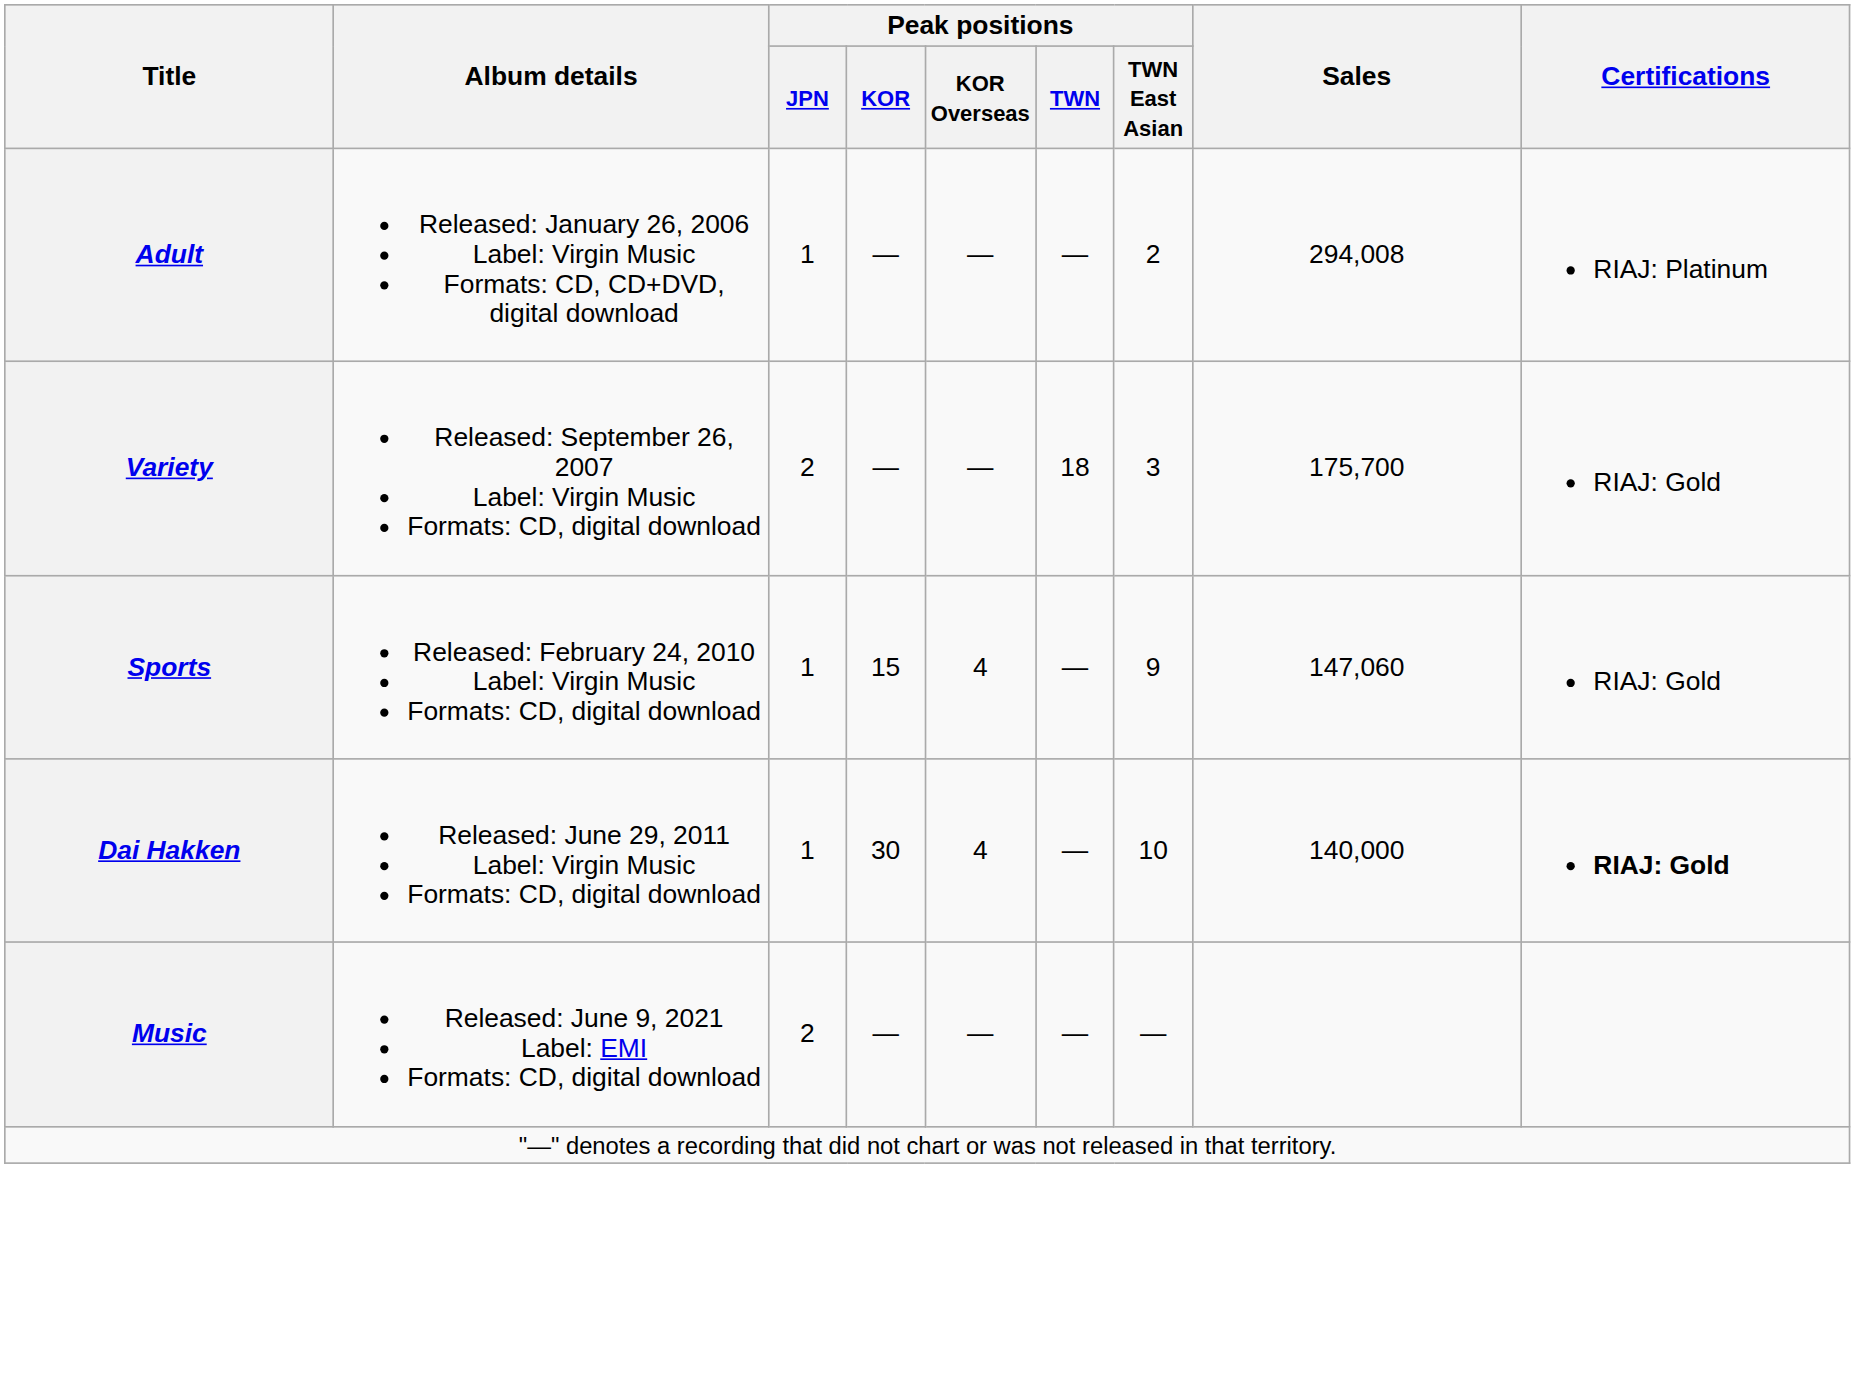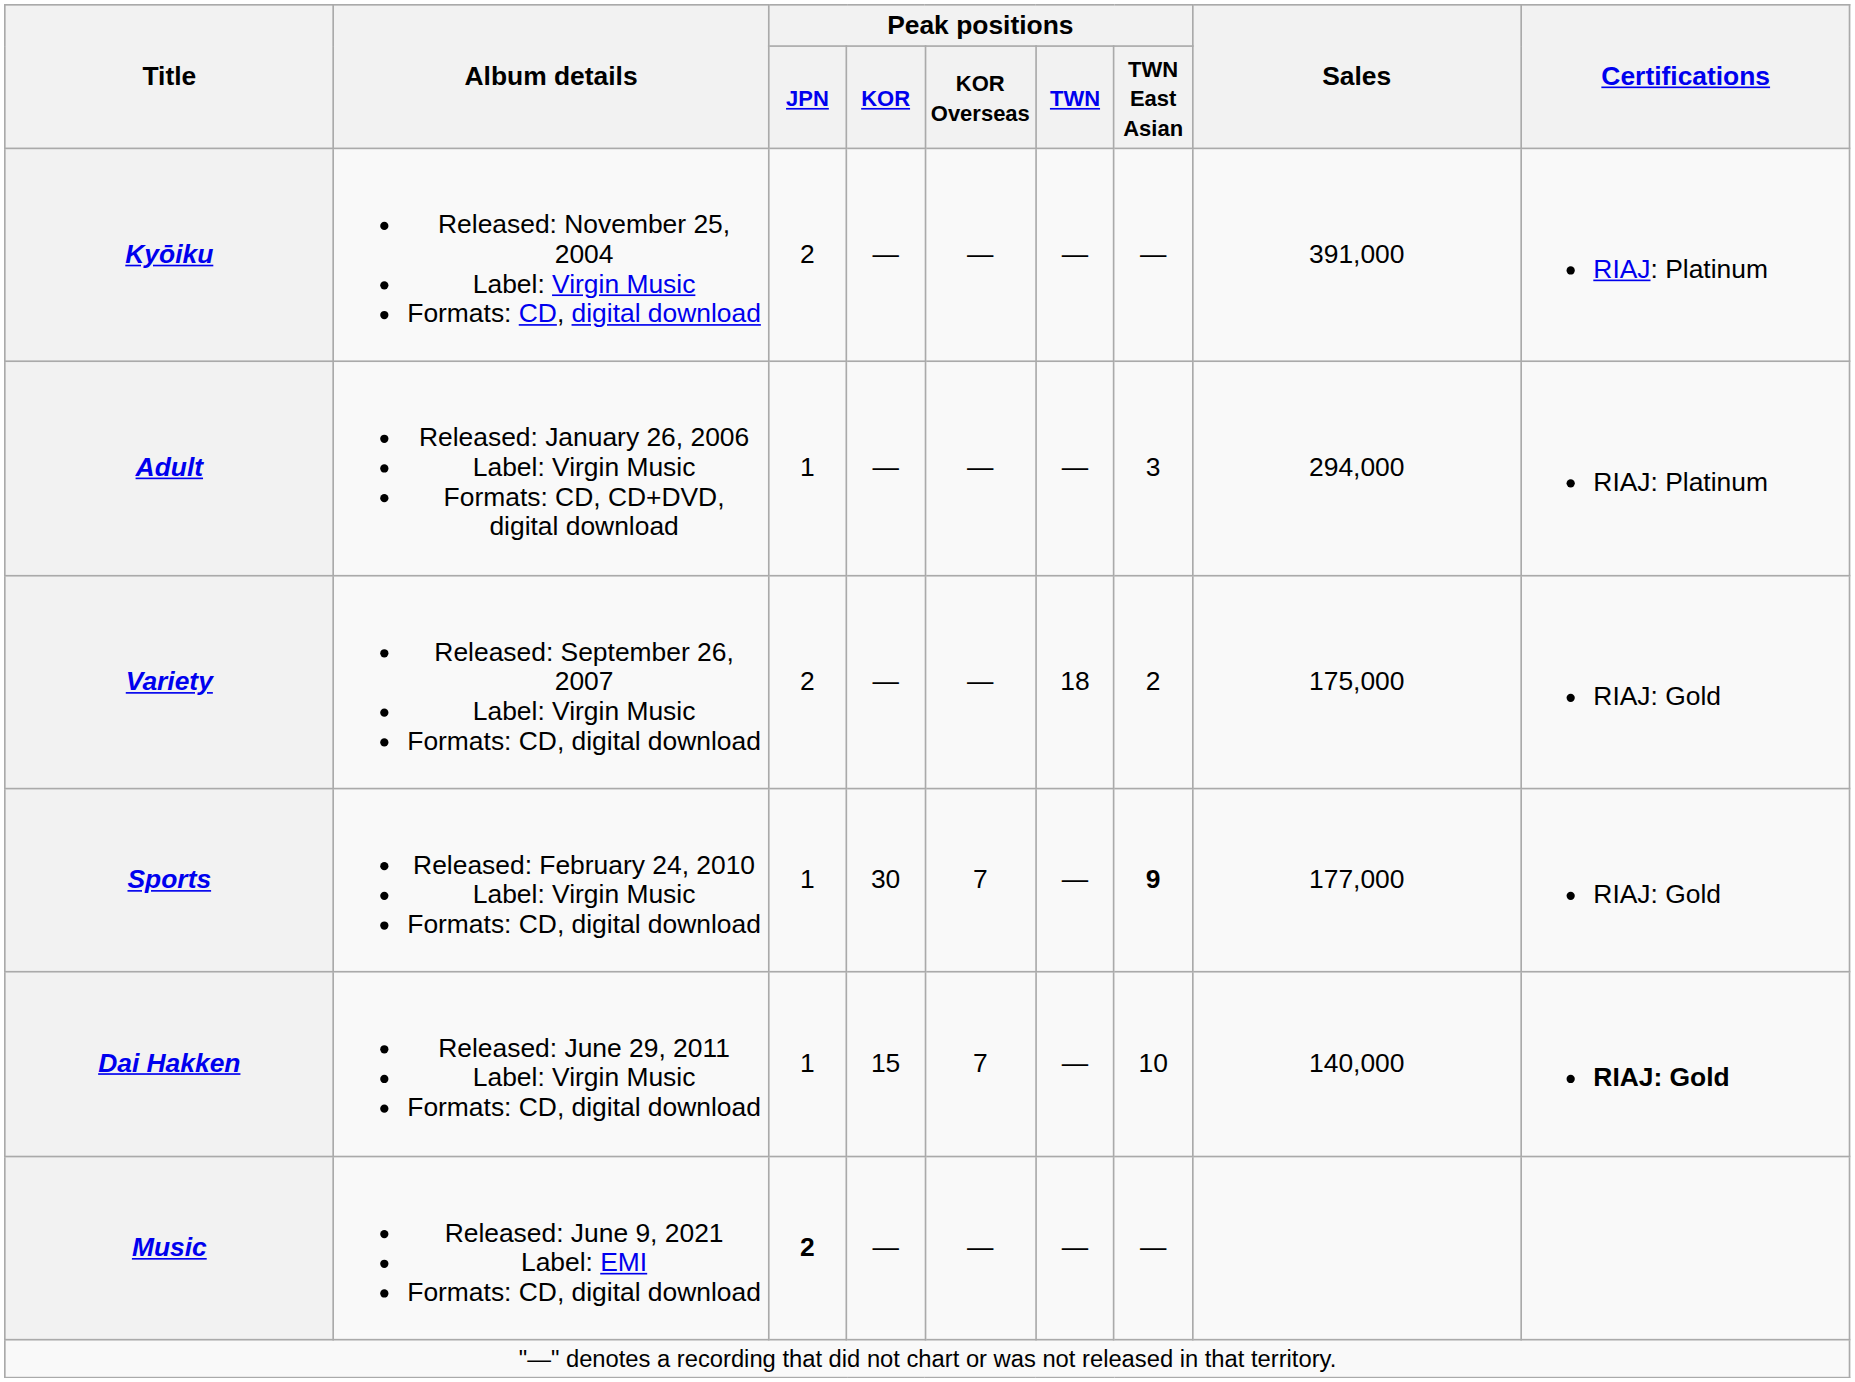+ row: (169, 254)
(1153, 254) 2 -> (1153, 467) 3
(1357, 254) 294,008 -> (1357, 467) 294,000
(1153, 467) 3 -> (1153, 681) 2
(1357, 467) 175,700 -> (1357, 681) 175,000
(886, 666) 15 -> (886, 879) 30
(980, 666) 4 -> (980, 879) 7
(1153, 666) normal -> (1153, 879) bold
(1357, 666) 147,060 -> (1357, 879) 177,000
(886, 850) 30 -> (886, 1063) 15
(980, 850) 4 -> (980, 1063) 7
(807, 1033) normal -> (807, 1247) bold
